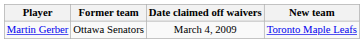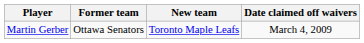columns swapped: (312, 13) <-> (205, 13)
